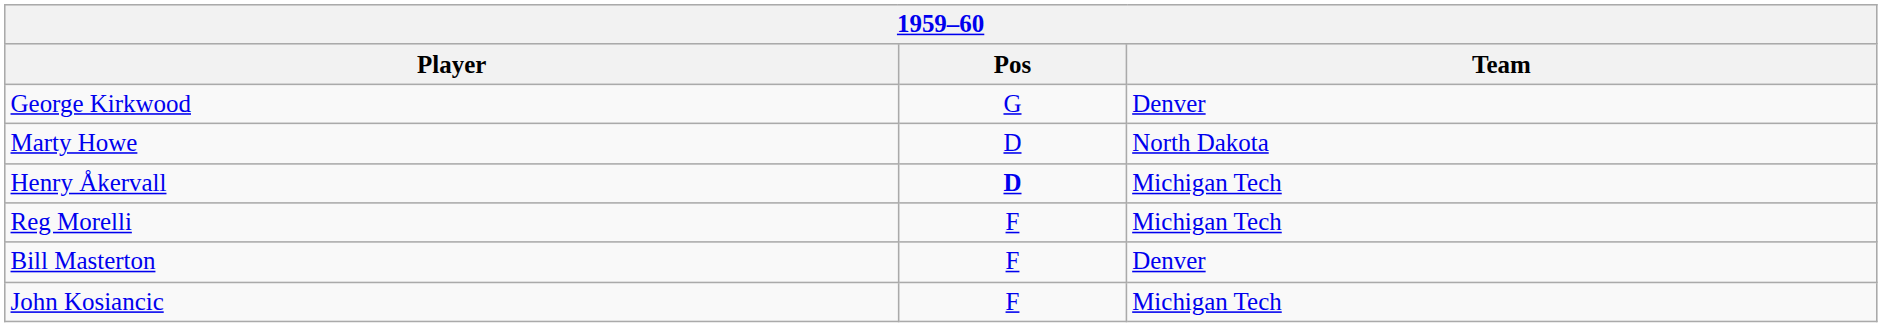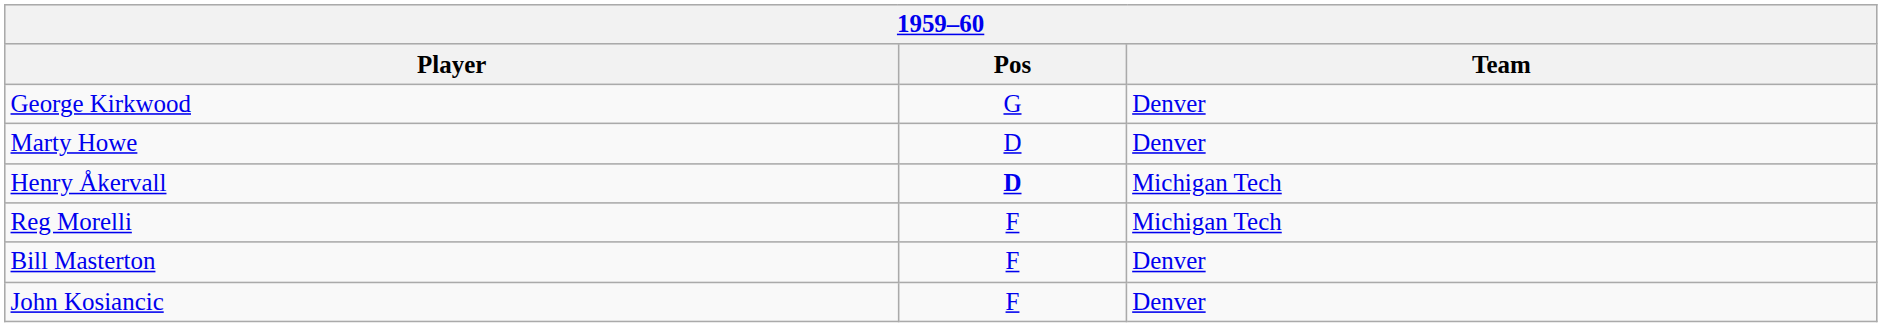(1200, 143) North Dakota -> (1169, 143) Denver
(1207, 301) Michigan Tech -> (1169, 301) Denver
